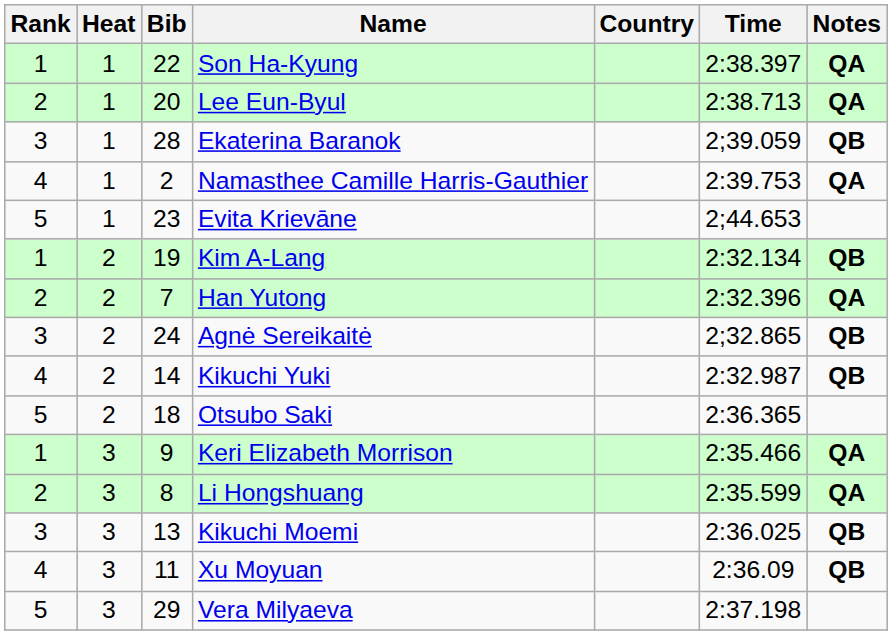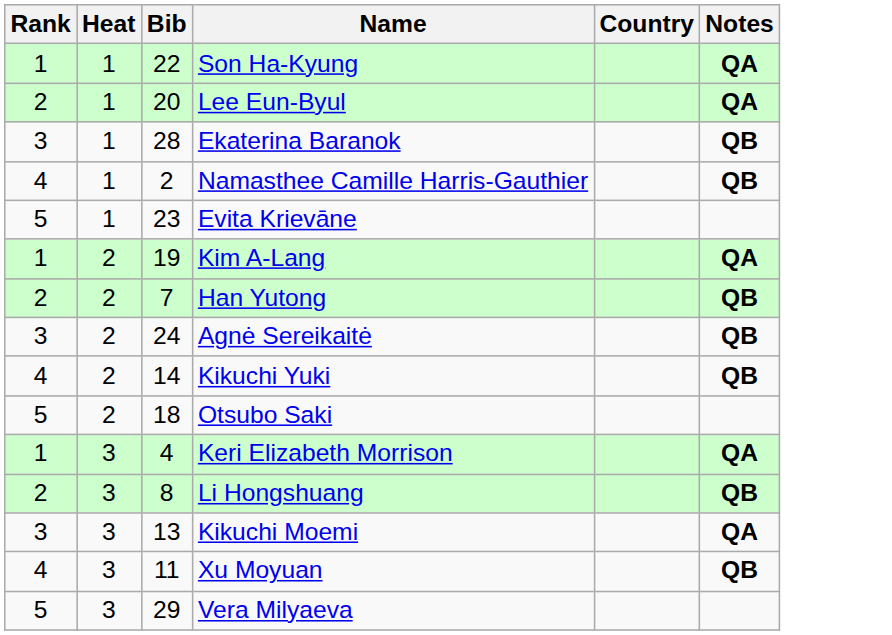- column: (753, 24)
(847, 180) QA -> (740, 180) QB
(847, 258) QB -> (740, 258) QA
(847, 297) QA -> (740, 297) QB
(167, 453) 9 -> (167, 453) 4
(847, 492) QA -> (740, 492) QB
(847, 532) QB -> (740, 532) QA
